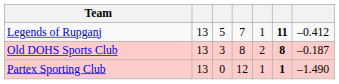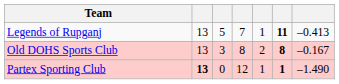(313, 32) –0.412 -> (313, 32) –0.413
(313, 50) –0.187 -> (313, 50) –0.167
(202, 69) normal -> (202, 69) bold
